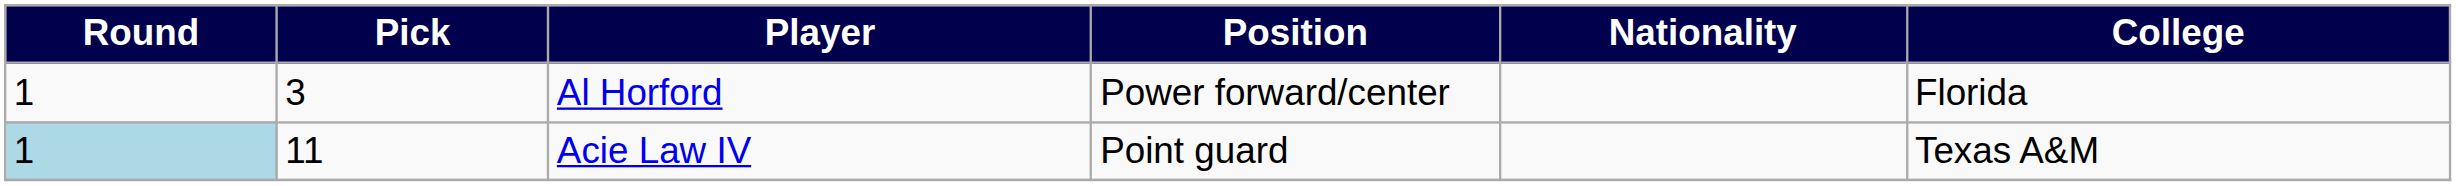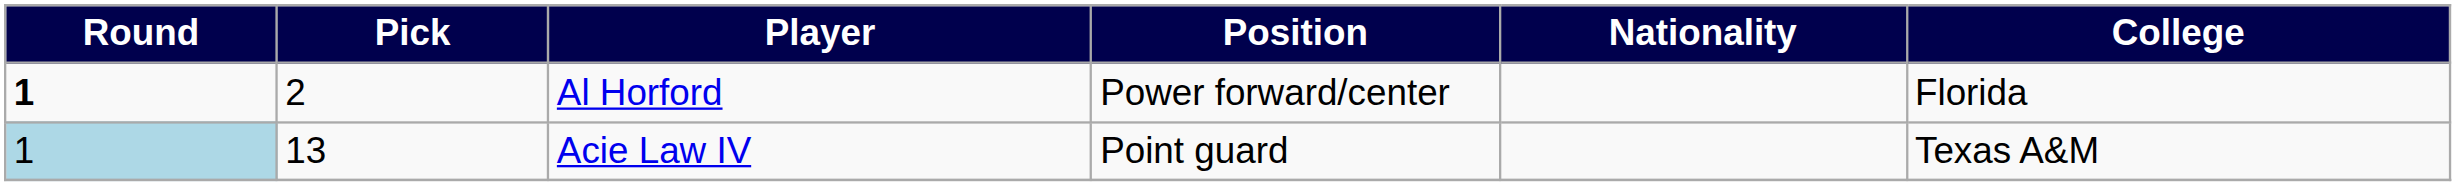(24, 92) normal -> (24, 92) bold
(295, 92) 3 -> (295, 92) 2
(304, 150) 11 -> (306, 150) 13
